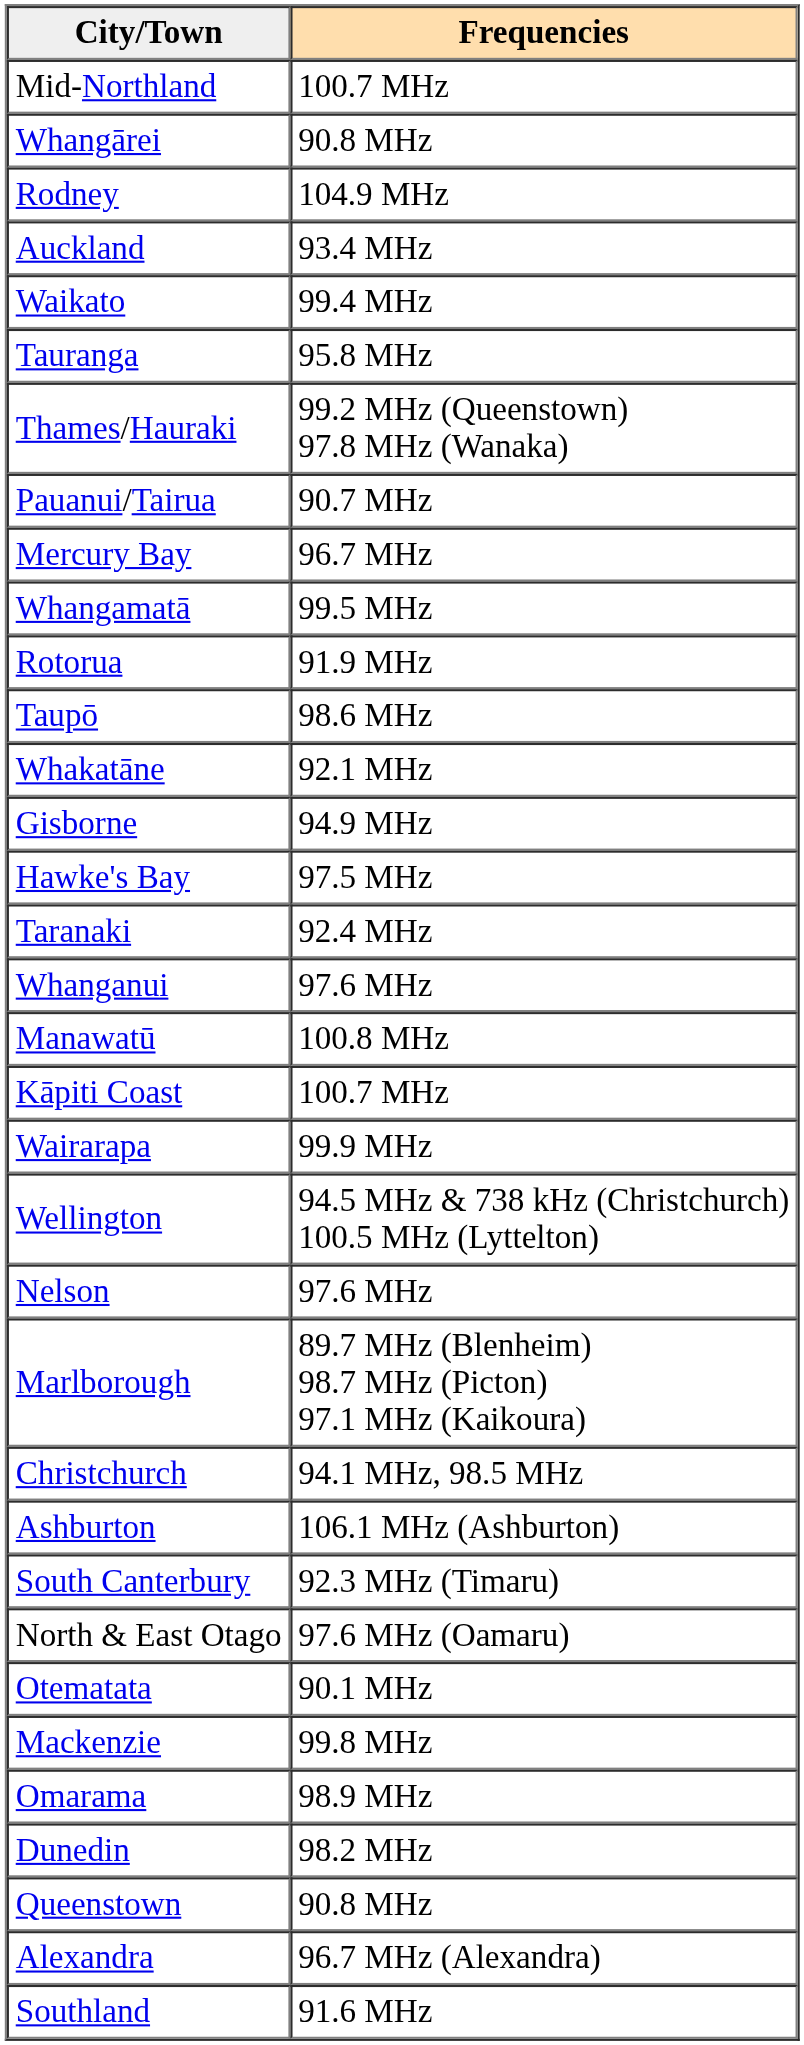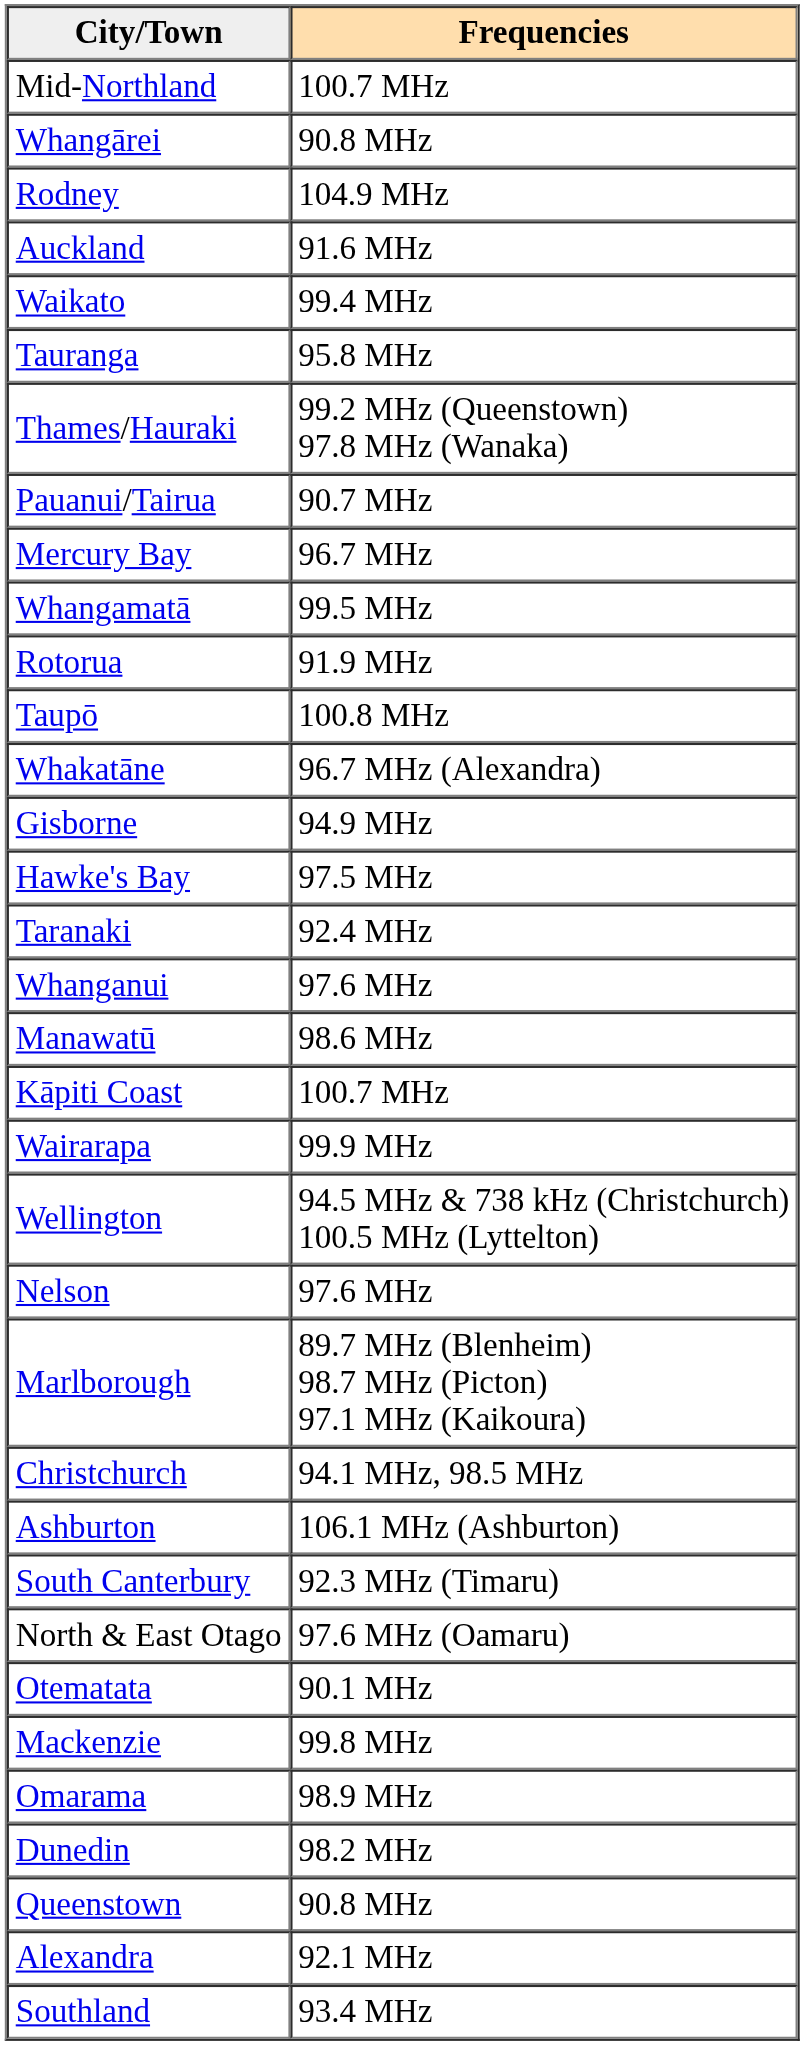(365, 247) 93.4 MHz -> (365, 247) 91.6 MHz
(365, 715) 98.6 MHz -> (374, 715) 100.8 MHz
(365, 769) 92.1 MHz -> (449, 769) 96.7 MHz (Alexandra)
(374, 1038) 100.8 MHz -> (365, 1038) 98.6 MHz
(449, 1957) 96.7 MHz (Alexandra) -> (365, 1957) 92.1 MHz
(365, 2011) 91.6 MHz -> (365, 2011) 93.4 MHz
